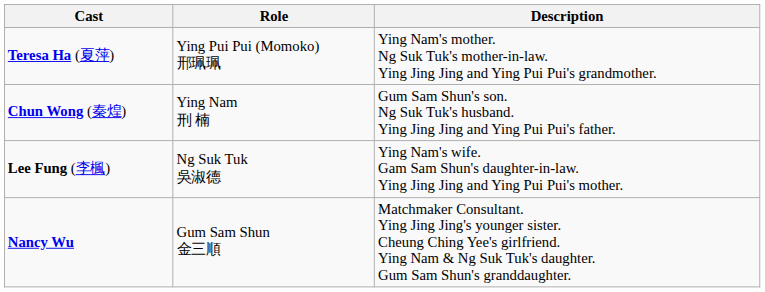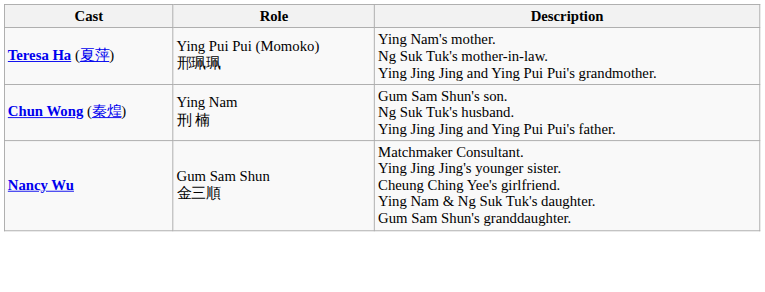- row: (59, 168)
